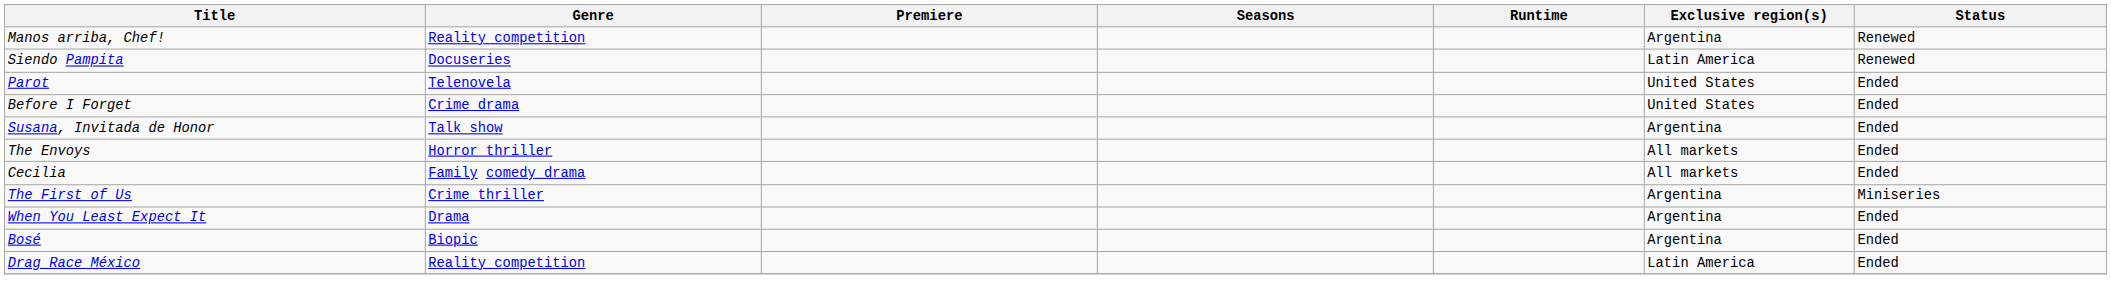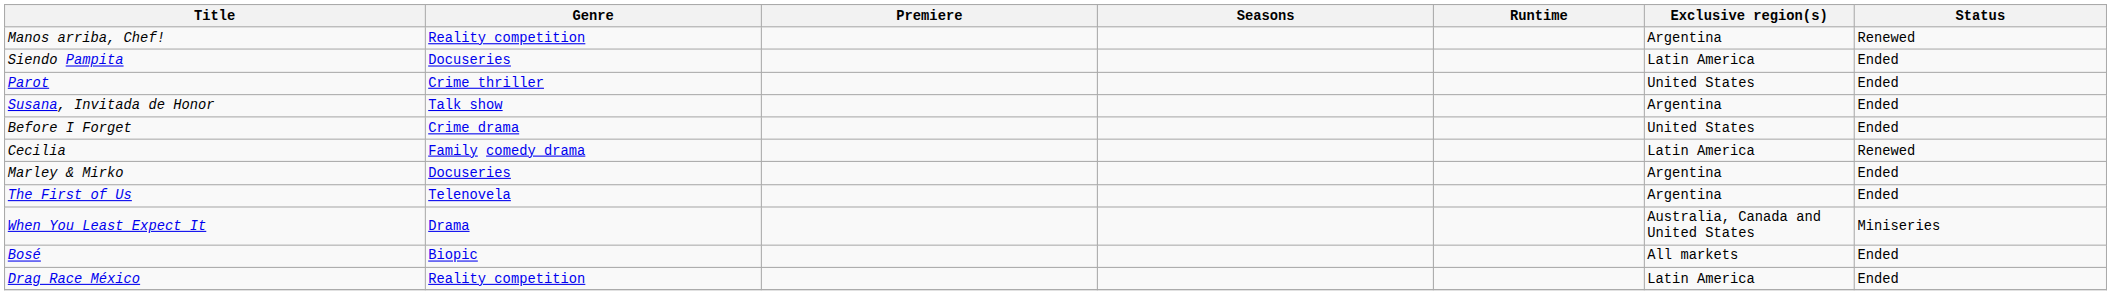(1886, 61) Renewed -> (1878, 61) Ended
(470, 83) Telenovela -> (486, 83) Crime thriller
rows swapped: (70, 106) <-> (111, 128)
- row: (49, 151)
(1693, 173) All markets -> (1701, 151) Latin America
(1878, 173) Ended -> (1886, 151) Renewed
+ row: (66, 173)
(486, 195) Crime thriller -> (470, 195) Telenovela
(1899, 195) Miniseries -> (1878, 195) Ended
(1685, 218) Argentina -> (1734, 226) Australia, Canada and United States
(1878, 218) Ended -> (1899, 226) Miniseries
(1685, 240) Argentina -> (1693, 256) All markets
